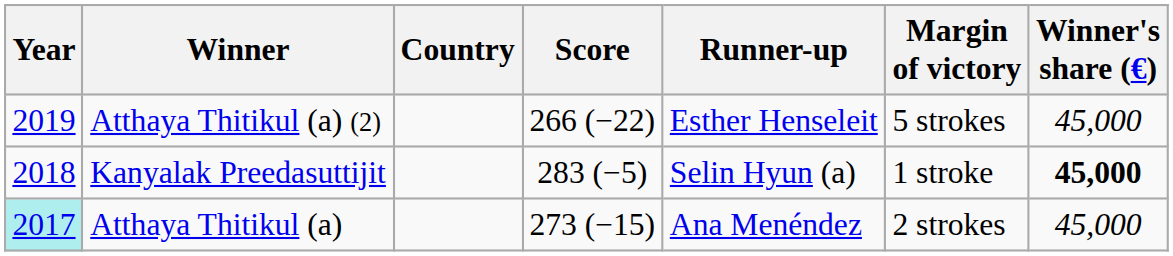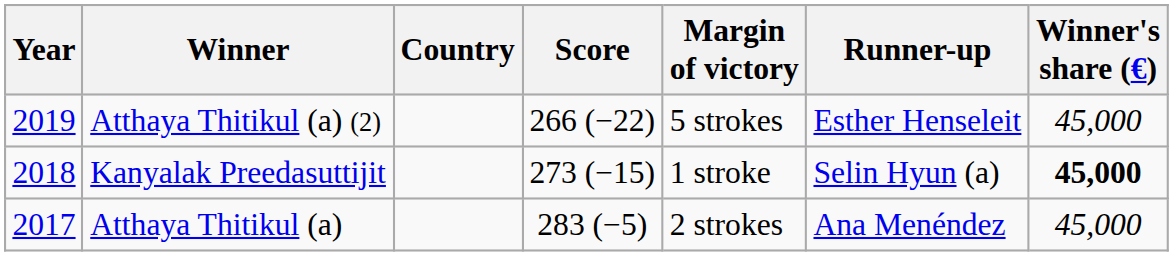columns swapped: (957, 49) <-> (774, 49)
(592, 172) 283 (−5) -> (592, 172) 273 (−15)
(44, 224) paleturquoise background -> (44, 224) no background
(592, 224) 273 (−15) -> (592, 224) 283 (−5)
